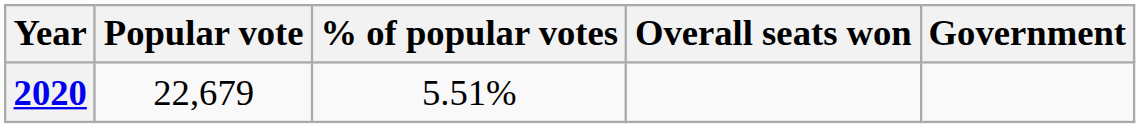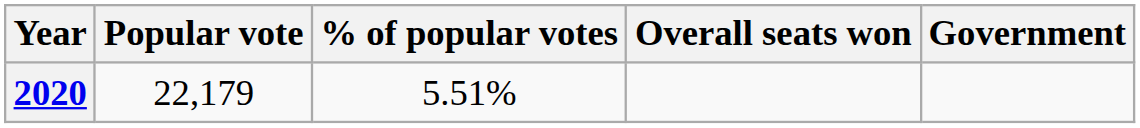(204, 91) 22,679 -> (204, 91) 22,179
